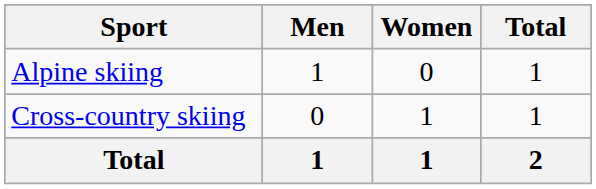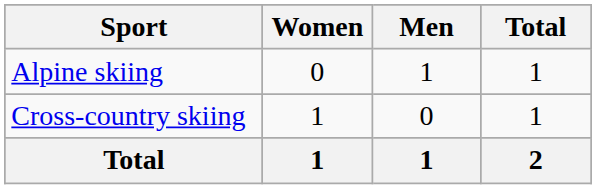columns swapped: (317, 26) <-> (427, 26)
